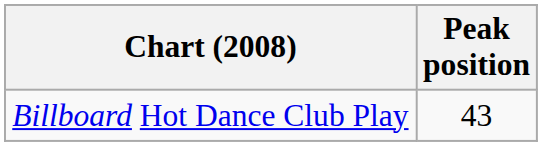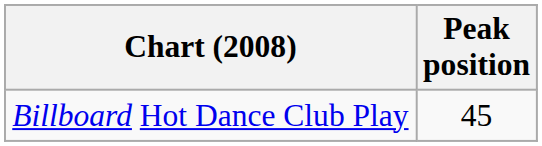(477, 114) 43 -> (477, 114) 45
